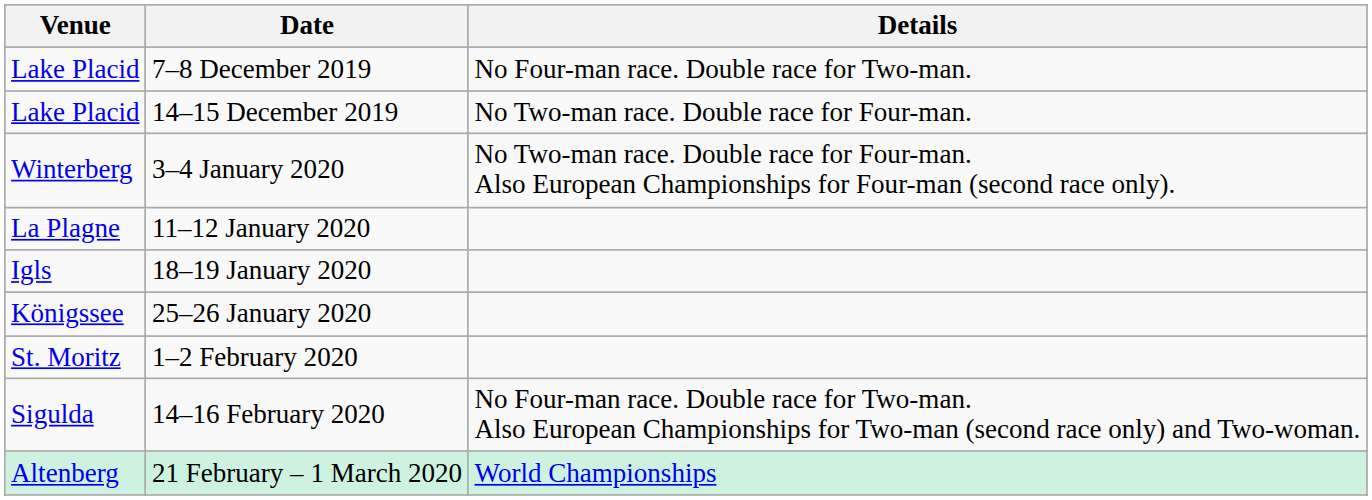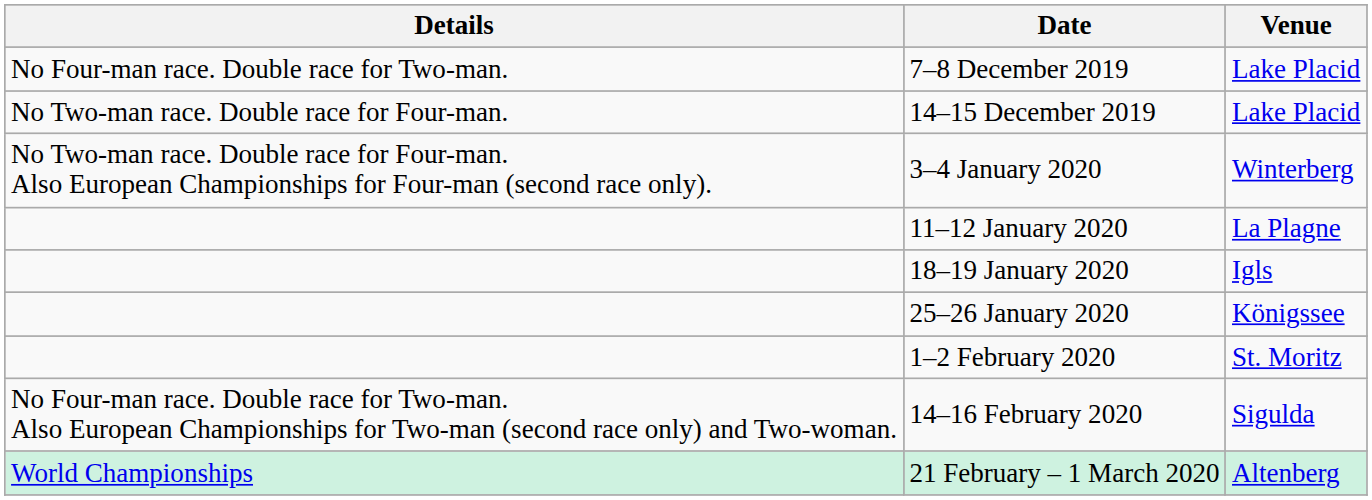columns swapped: (75, 25) <-> (917, 25)
